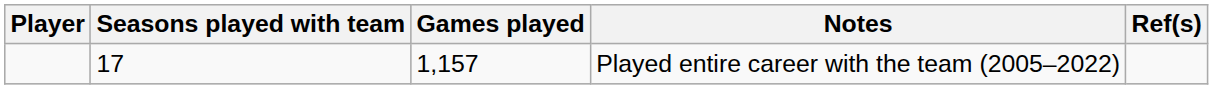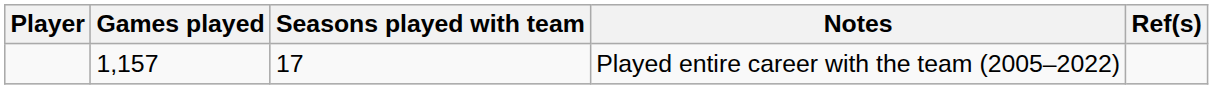columns swapped: (251, 24) <-> (501, 24)
